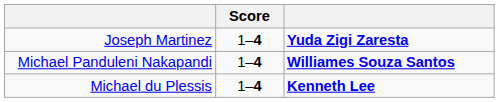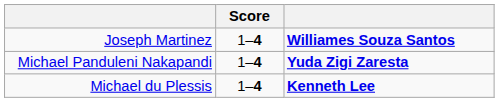(348, 40) Yuda Zigi Zaresta -> (371, 40) Williames Souza Santos
(371, 63) Williames Souza Santos -> (348, 63) Yuda Zigi Zaresta
